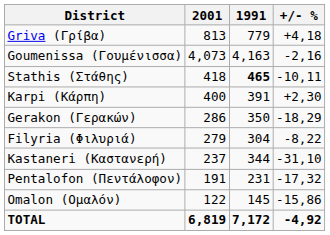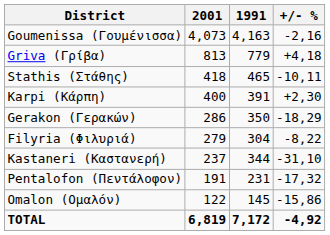rows swapped: (95, 56) <-> (57, 35)
(259, 76) bold -> (259, 76) normal
